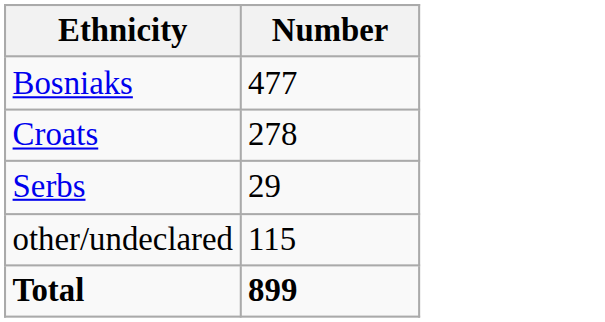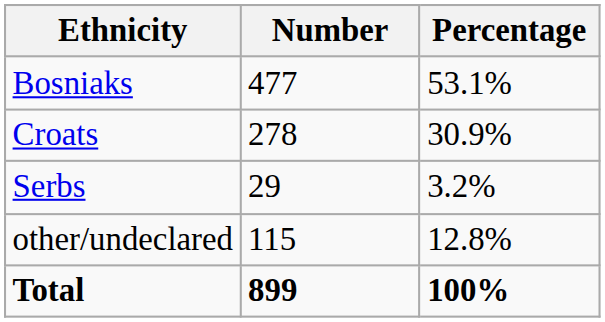+ column: (509, 30)
